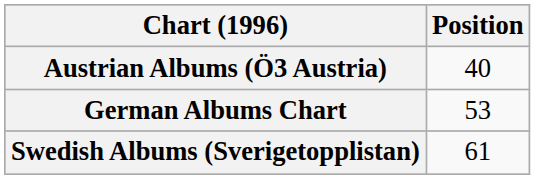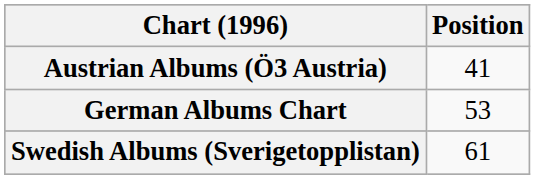(478, 67) 40 -> (478, 67) 41
